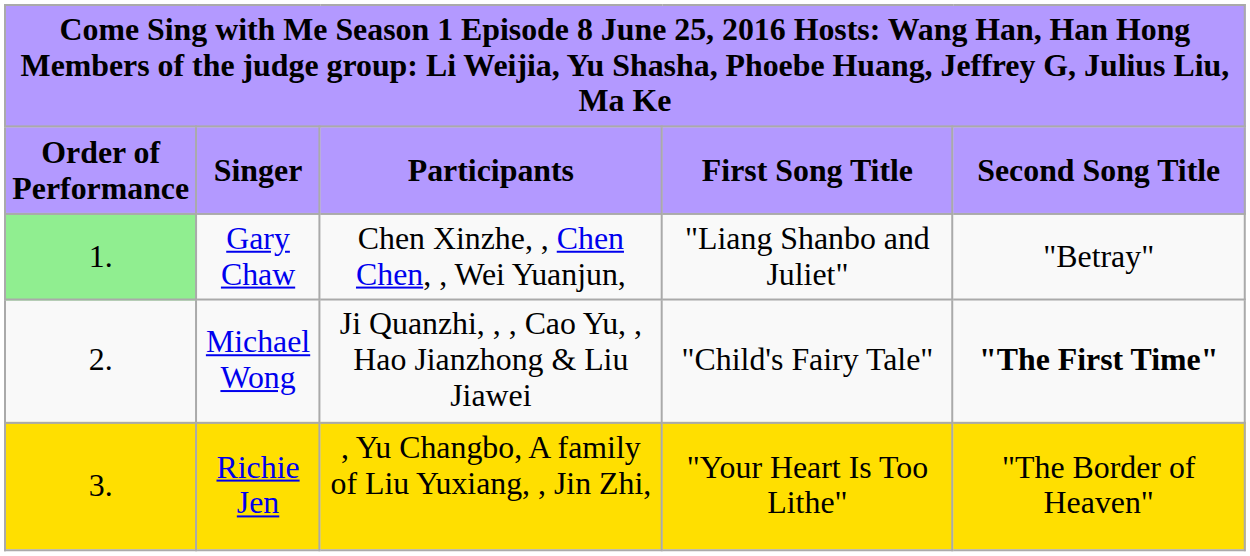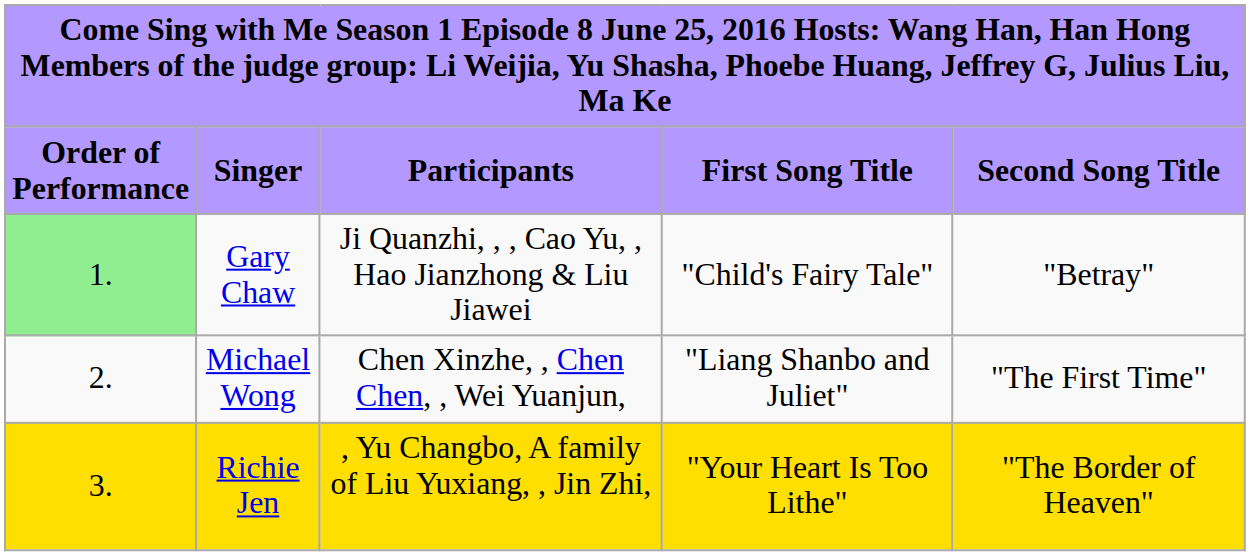(491, 256) Chen Xinzhe, , Chen Chen, , Wei Yuanjun, -> (491, 274) Ji Quanzhi, , , Cao Yu, , Hao Jianzhong & Liu Jiawei
(807, 256) "Liang Shanbo and Juliet" -> (807, 274) "Child's Fairy Tale"
(491, 360) Ji Quanzhi, , , Cao Yu, , Hao Jianzhong & Liu Jiawei -> (491, 378) Chen Xinzhe, , Chen Chen, , Wei Yuanjun,
(807, 360) "Child's Fairy Tale" -> (807, 378) "Liang Shanbo and Juliet"
(1099, 360) bold -> (1099, 378) normal
